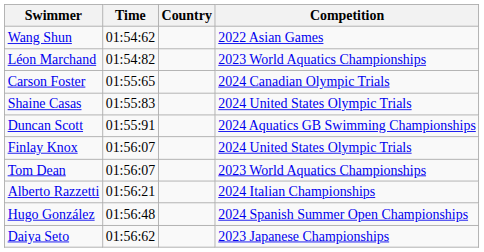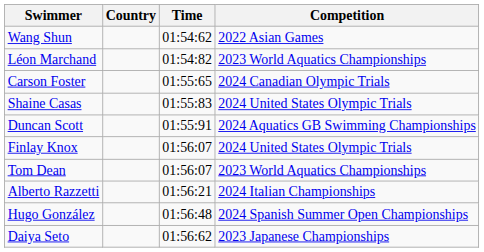columns swapped: (187, 15) <-> (130, 15)
